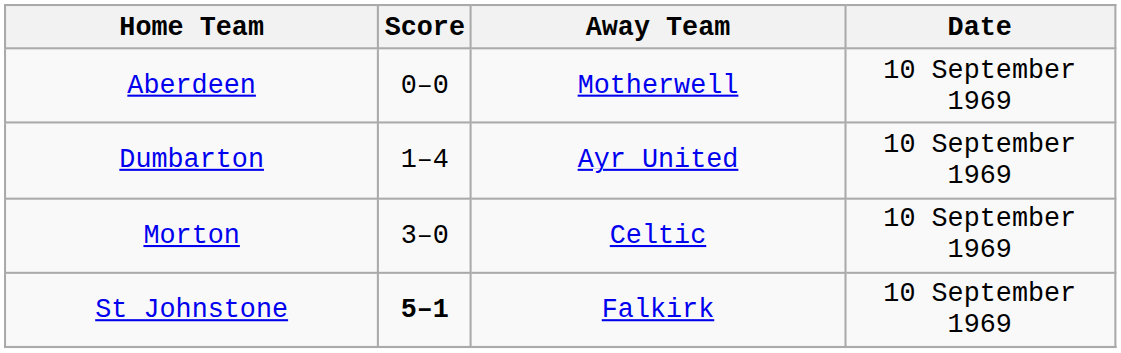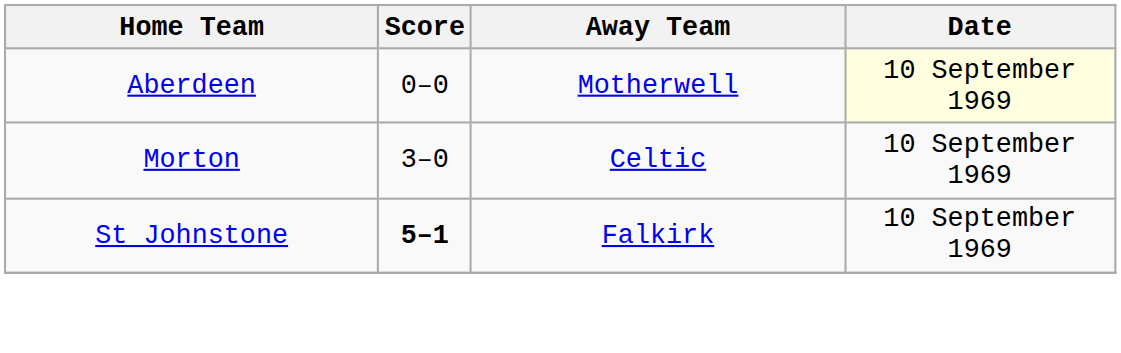(980, 86) no background -> (980, 86) lightyellow background
- row: (192, 160)
